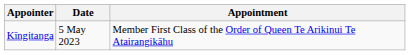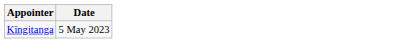- column: (258, 12)
